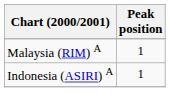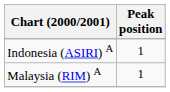rows swapped: (60, 74) <-> (54, 51)
